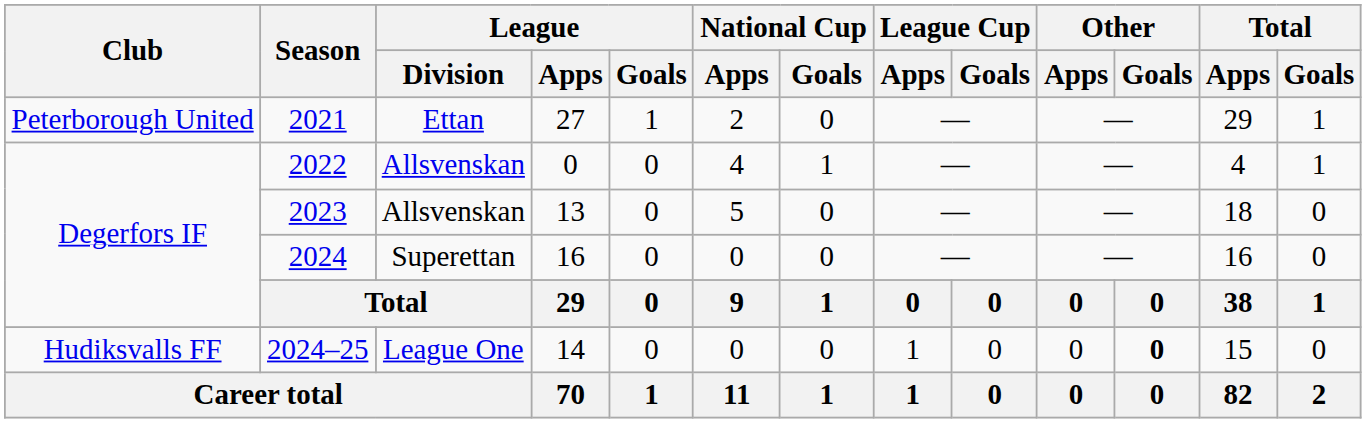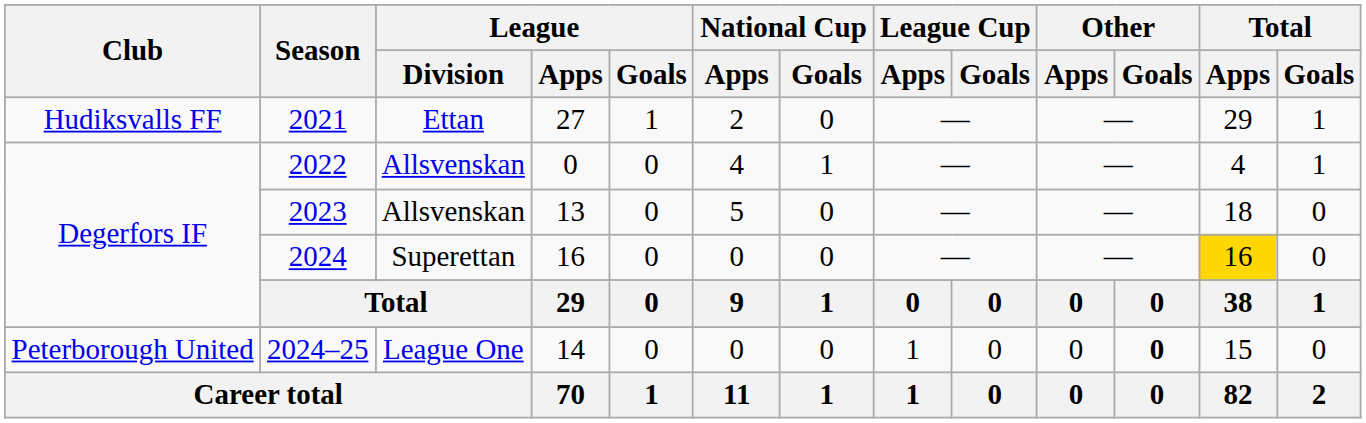(133, 119) Peterborough United -> (133, 119) Hudiksvalls FF
(1238, 257) no background -> (1238, 257) gold background
(133, 348) Hudiksvalls FF -> (133, 348) Peterborough United
